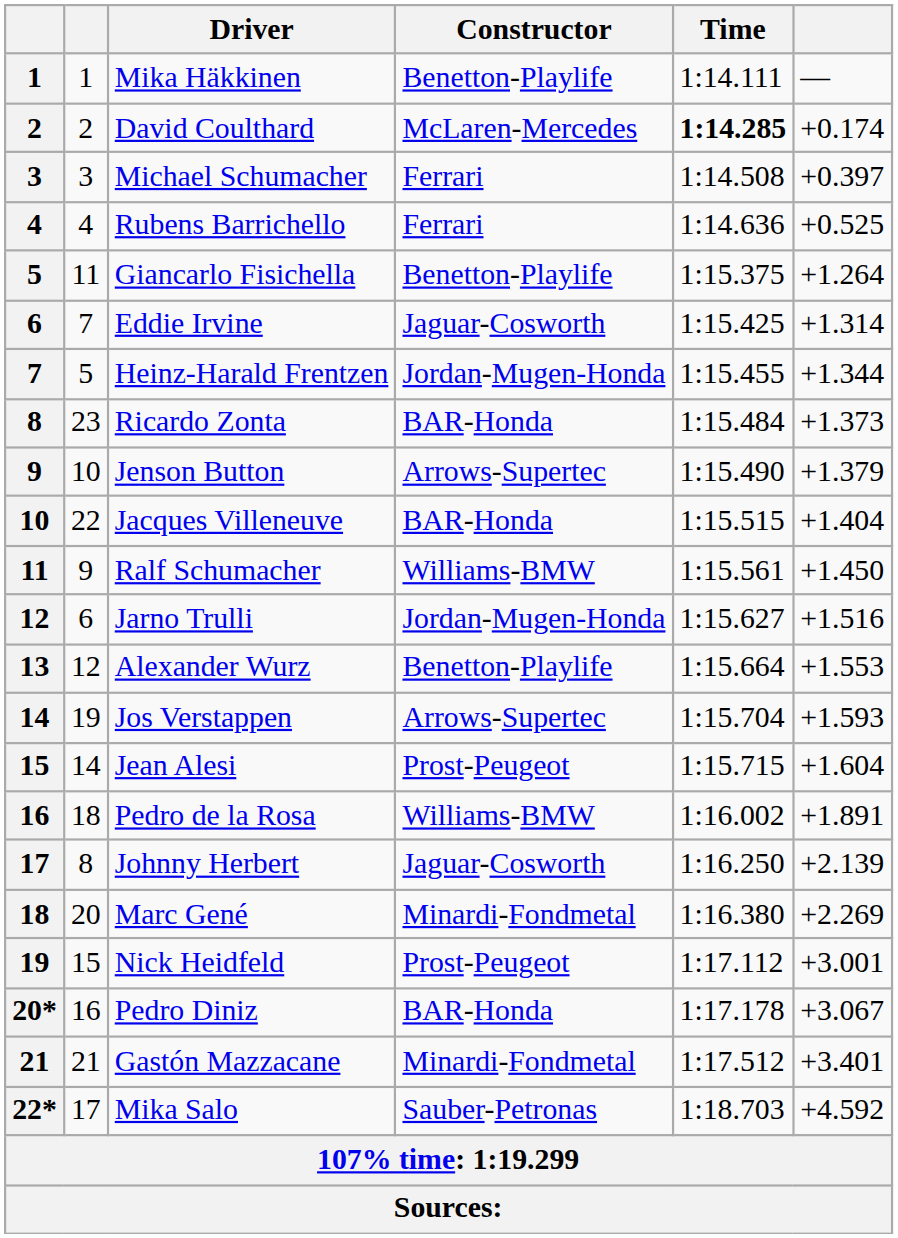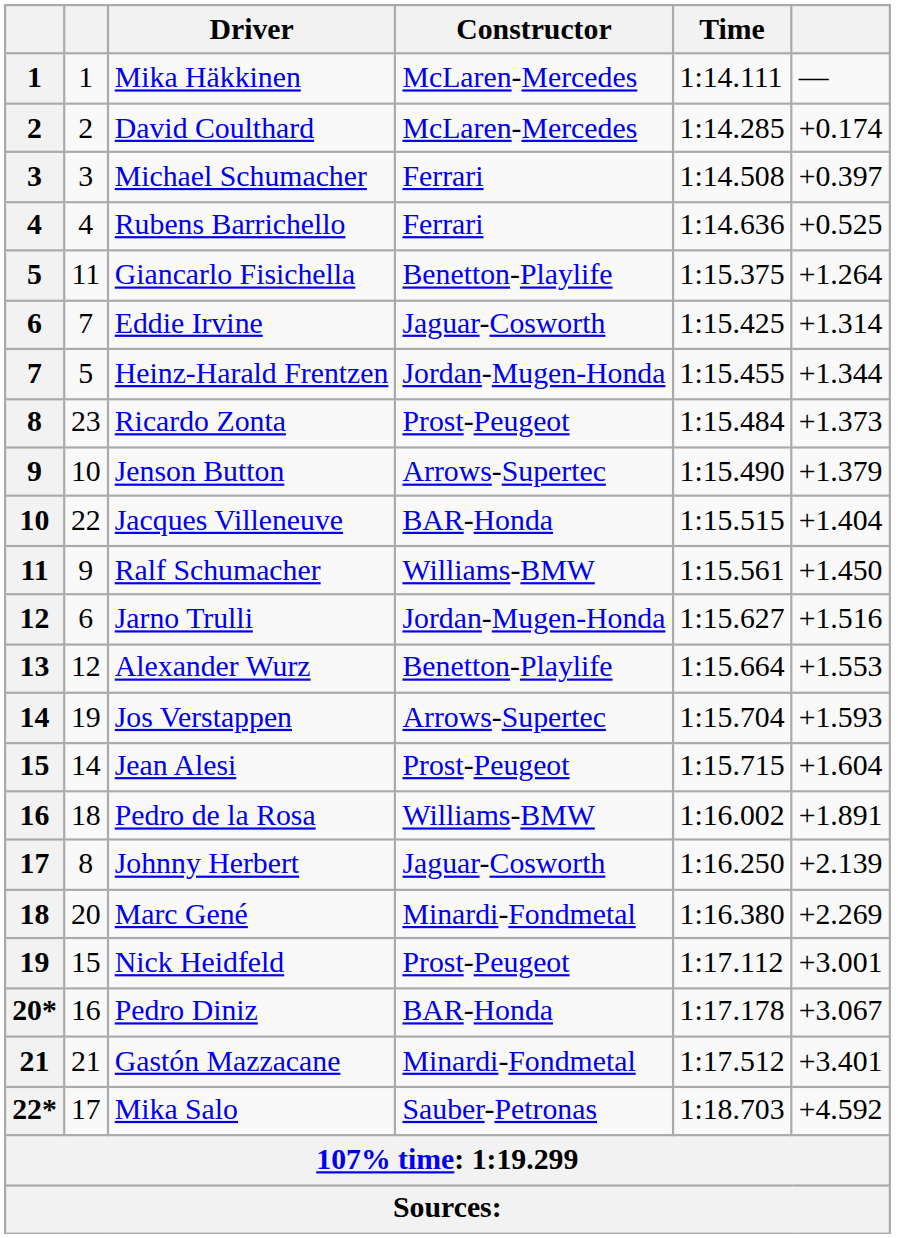(508, 77) Benetton-Playlife -> (520, 77) McLaren-Mercedes
(733, 126) bold -> (732, 126) normal
(478, 421) BAR-Honda -> (486, 421) Prost-Peugeot
